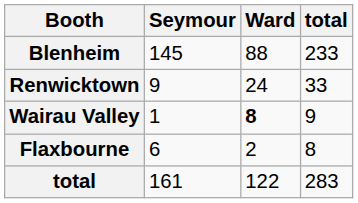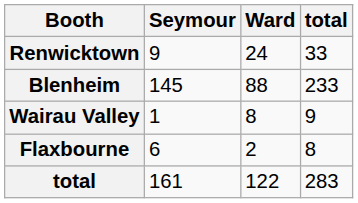rows swapped: (74, 52) <-> (74, 85)
(251, 117) bold -> (251, 117) normal
